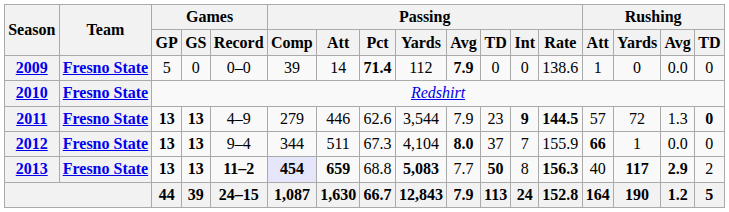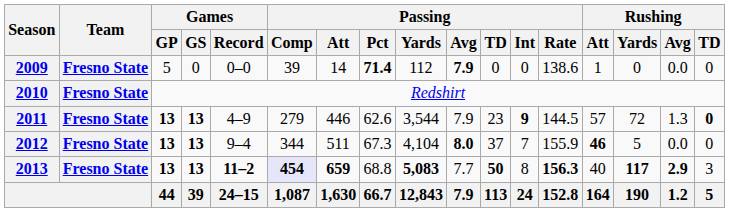(560, 118) bold -> (560, 118) normal
(598, 144) 66 -> (598, 144) 46
(637, 144) 1 -> (637, 144) 5
(709, 169) 2 -> (709, 169) 3
